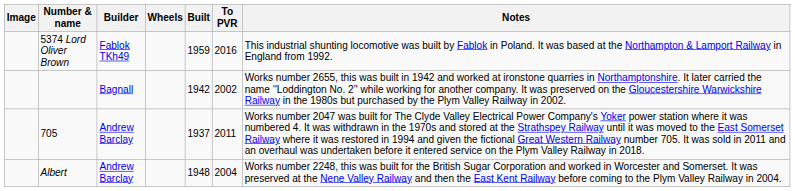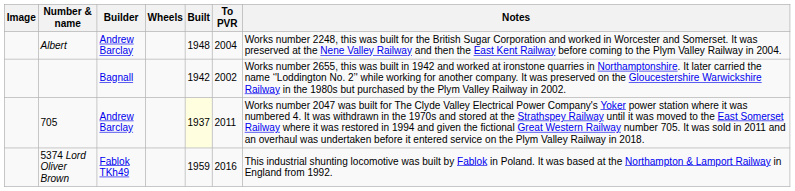rows swapped: (54, 172) <-> (63, 51)
(199, 134) no background -> (199, 122) lightyellow background
